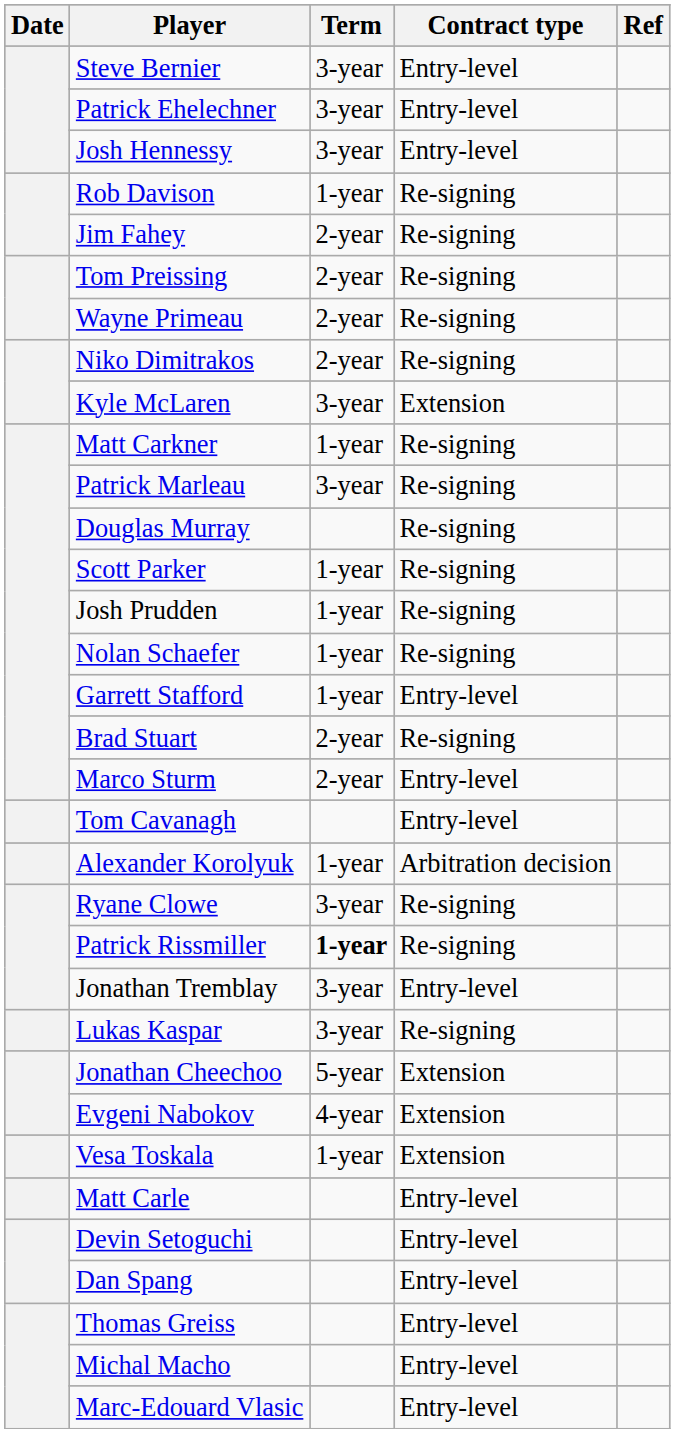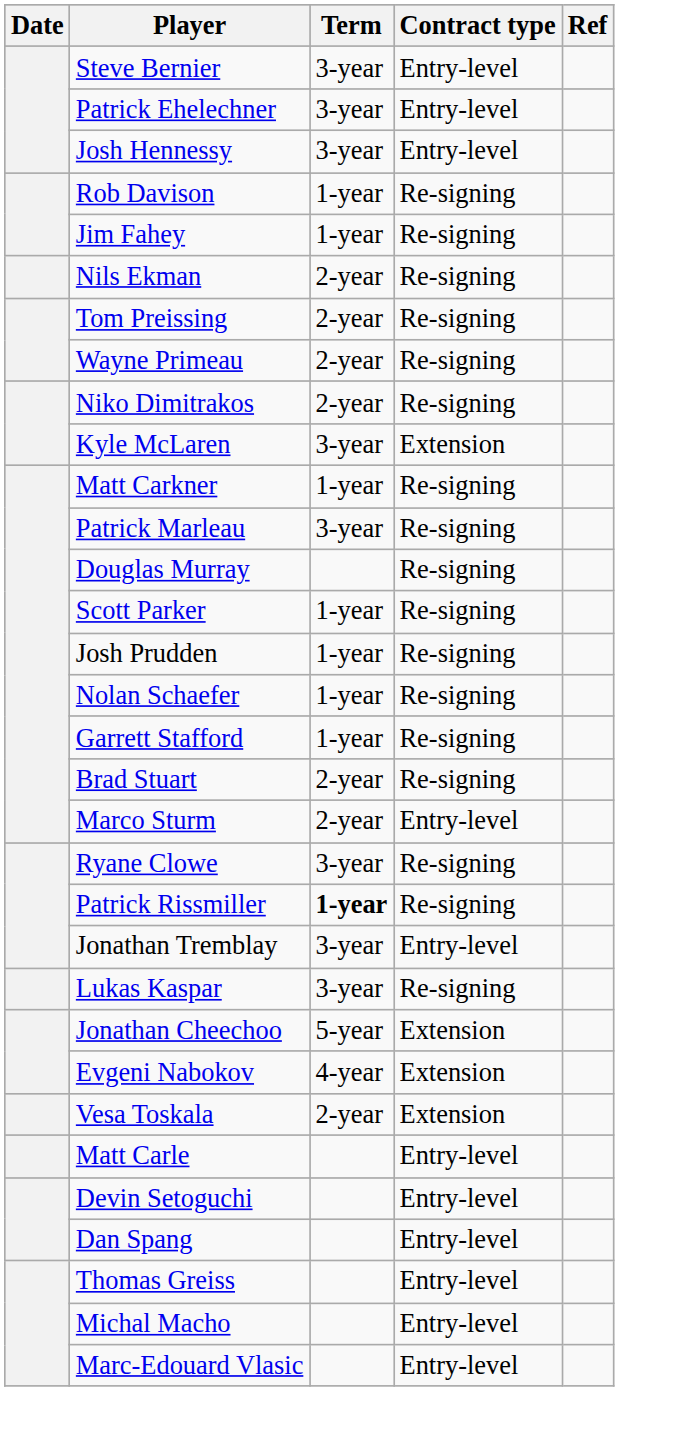(349, 234) 2-year -> (349, 234) 1-year
+ row: (139, 276)
(459, 695) Entry-level -> (457, 737) Re-signing
- row: (156, 820)
- row: (185, 862)
(349, 1155) 1-year -> (349, 1114) 2-year
